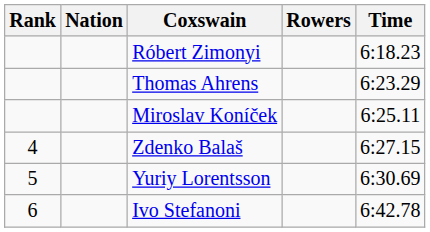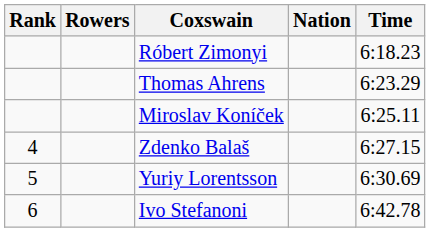columns swapped: (319, 20) <-> (94, 20)
